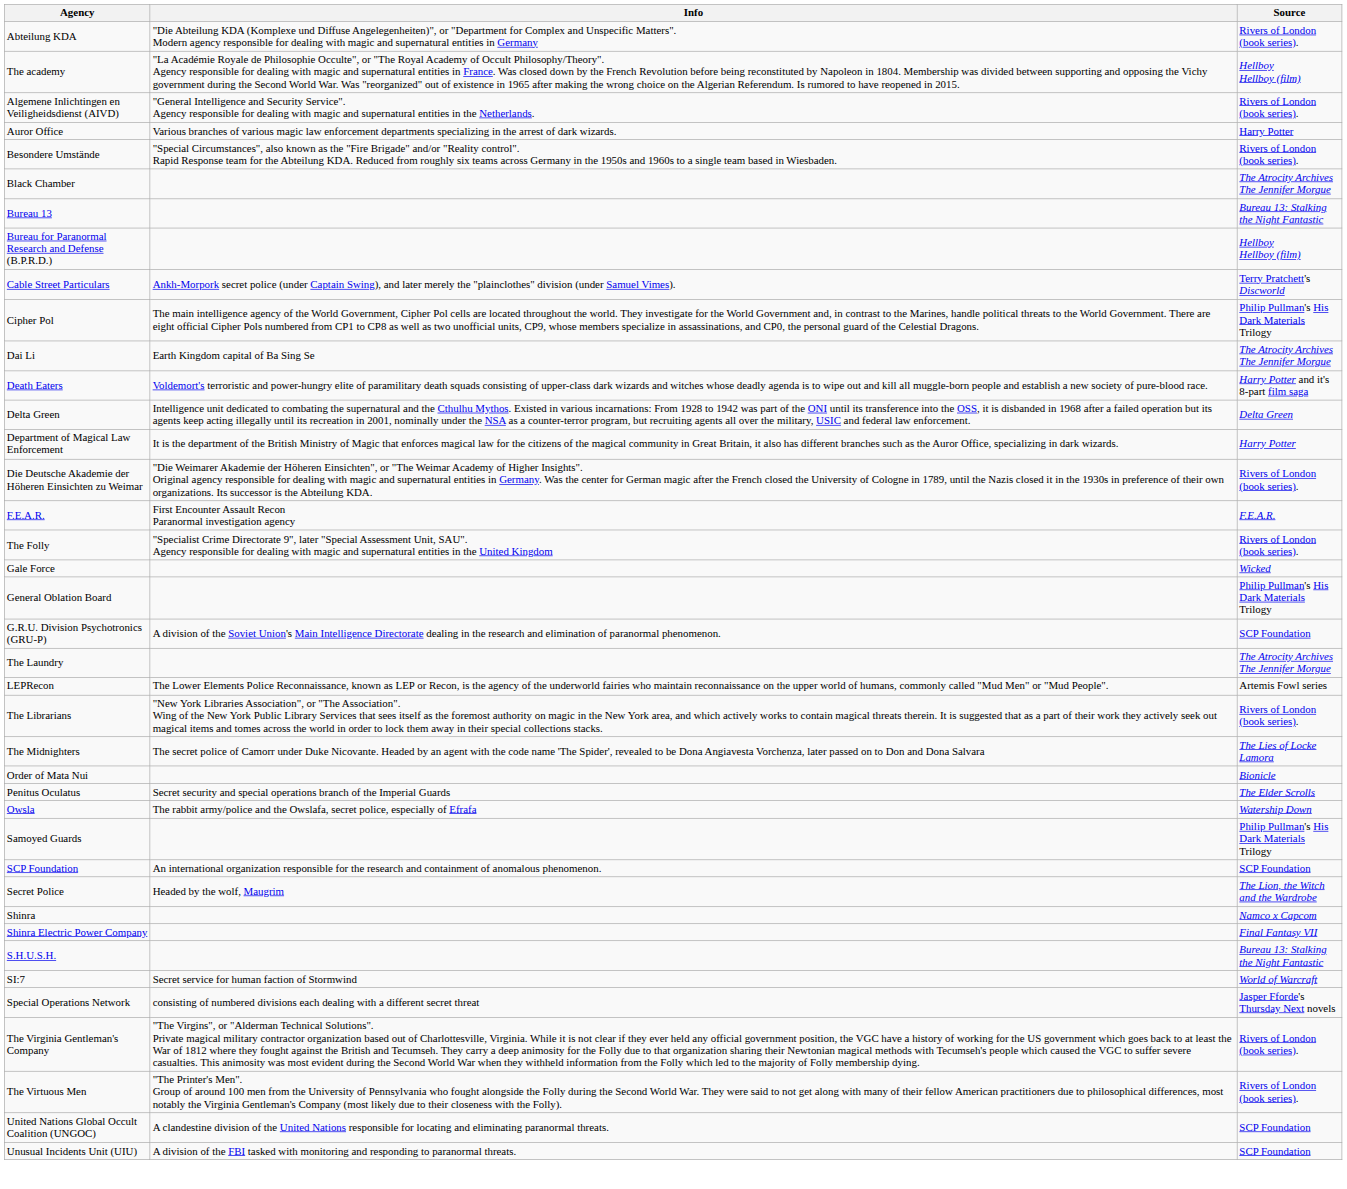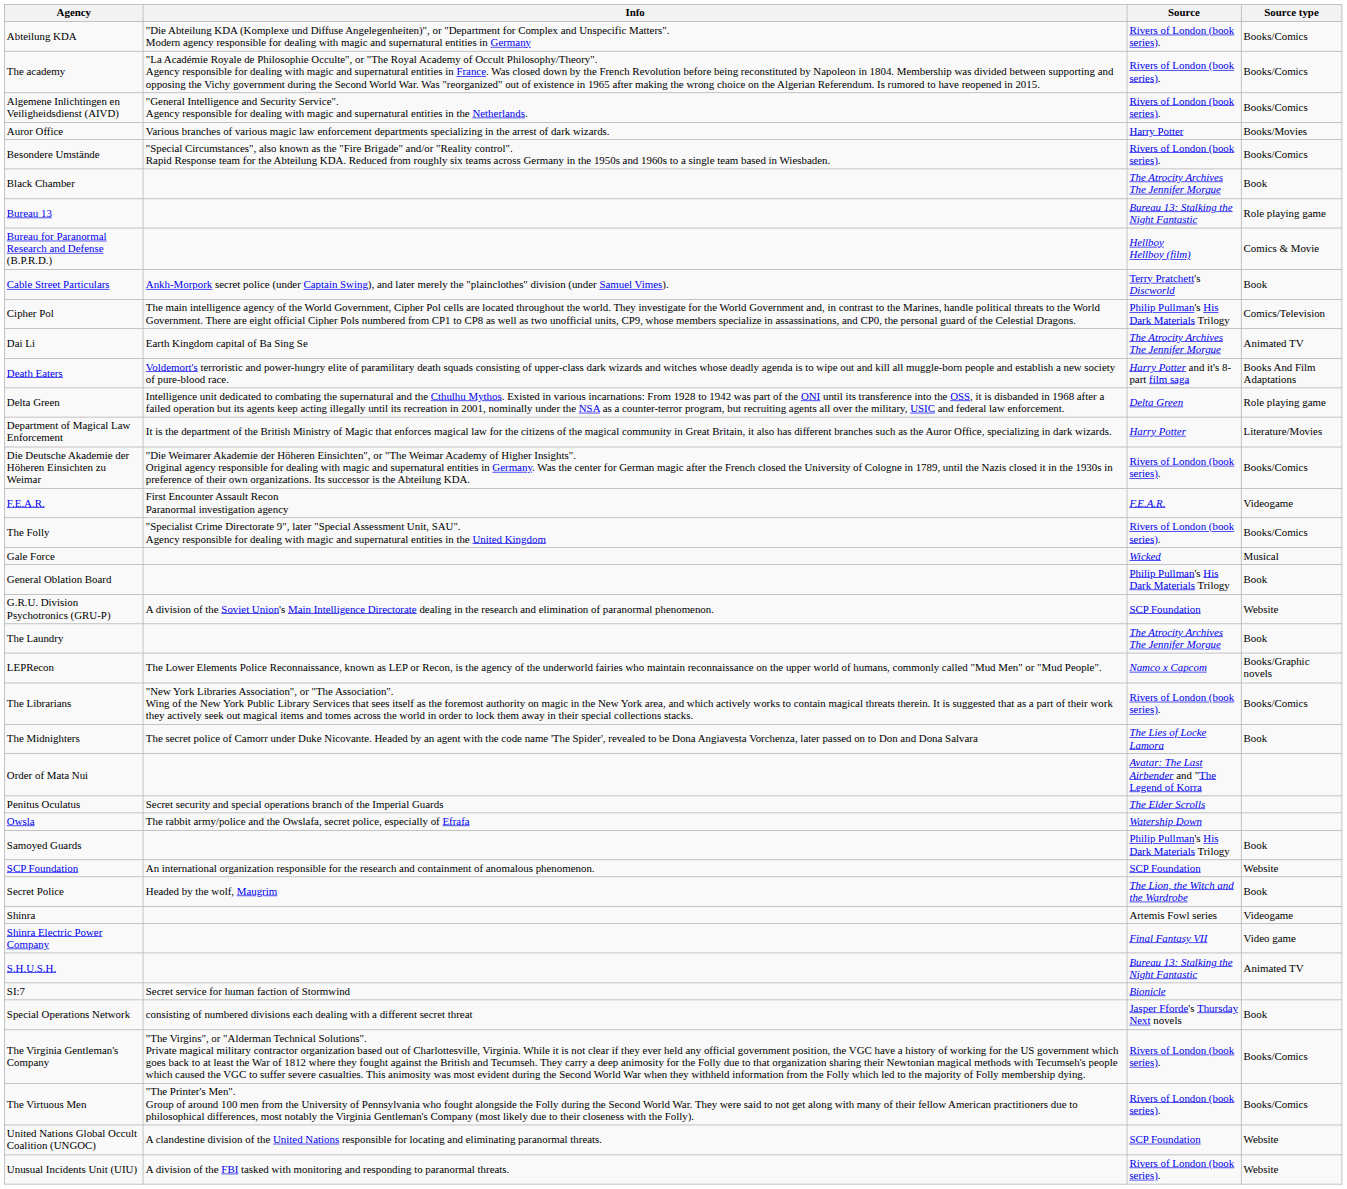+ column: (1291, 13)
(1270, 72) Hellboy Hellboy (film) -> (1182, 72) Rivers of London (book series).
(1283, 686) Artemis Fowl series -> (1168, 668) Namco x Capcom
(1257, 774) Bionicle -> (1173, 774) Avatar: The Last Airbender and "The Legend of Korra
(1278, 915) Namco x Capcom -> (1173, 915) Artemis Fowl series
(1278, 979) World of Warcraft -> (1148, 991) Bionicle
(1275, 1151) SCP Foundation -> (1182, 1169) Rivers of London (book series).
